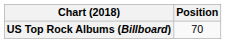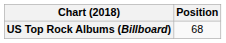(197, 30) 70 -> (197, 30) 68
